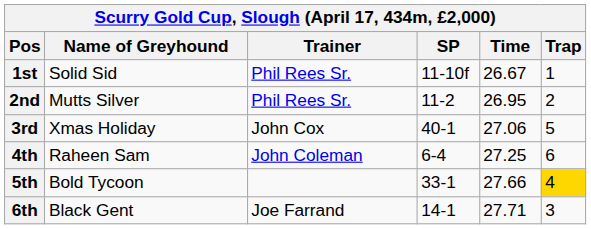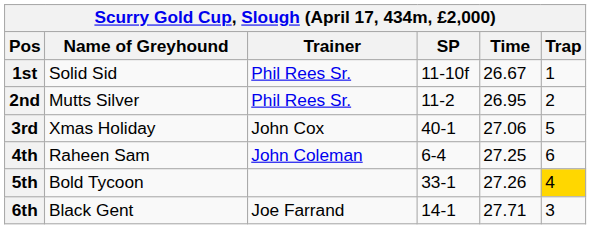(505, 182) 27.66 -> (505, 182) 27.26
